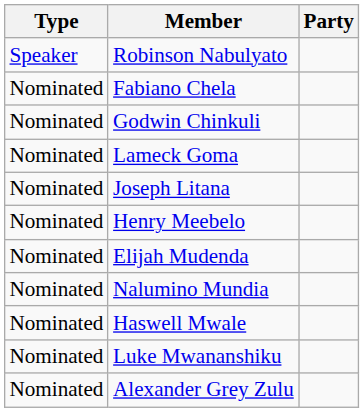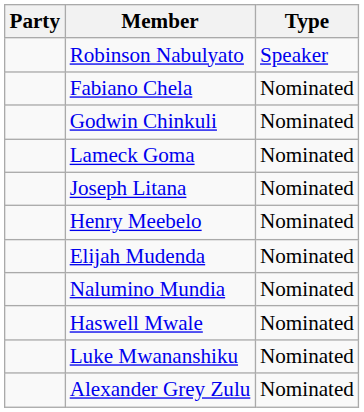columns swapped: (56, 21) <-> (329, 21)
